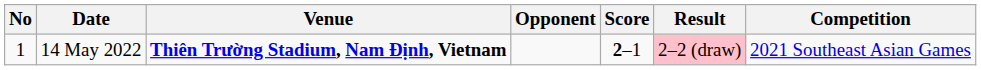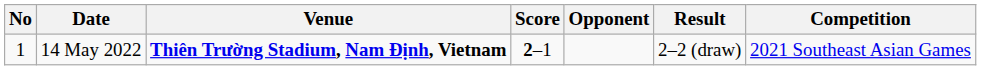columns swapped: (556, 19) <-> (627, 19)
(700, 49) pink background -> (700, 49) no background
